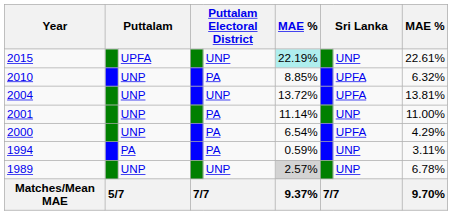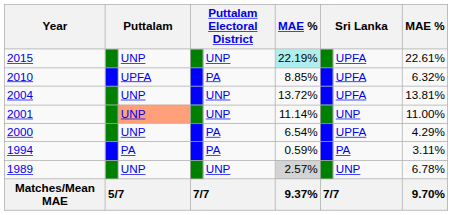(136, 58) UPFA -> (133, 58) UNP
(348, 58) UNP -> (351, 58) UPFA
(133, 77) UNP -> (136, 77) UPFA
(133, 114) no background -> (133, 114) lightsalmon background
(213, 114) PA -> (218, 114) UNP
(348, 151) UNP -> (343, 151) PA
